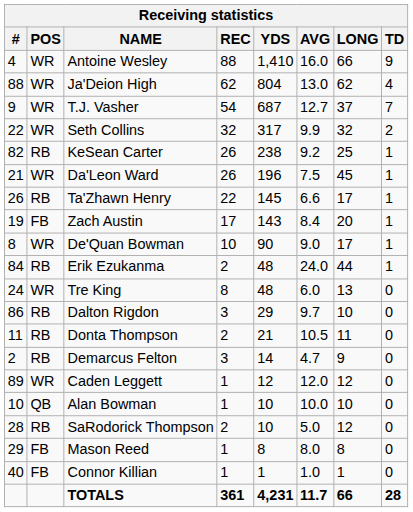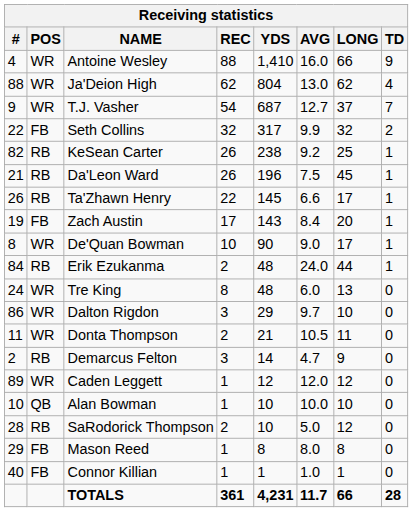(42, 130) WR -> (40, 130) FB
(42, 175) WR -> (40, 175) RB
(40, 312) RB -> (42, 312) WR
(40, 335) RB -> (42, 335) WR
